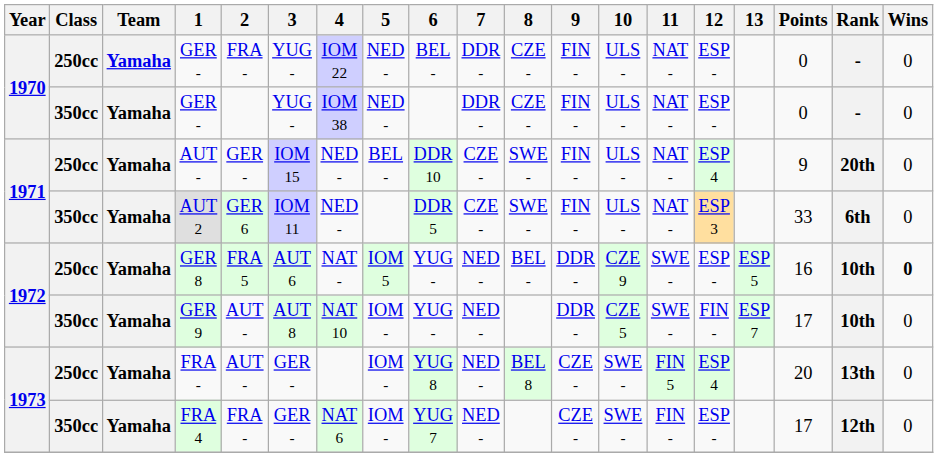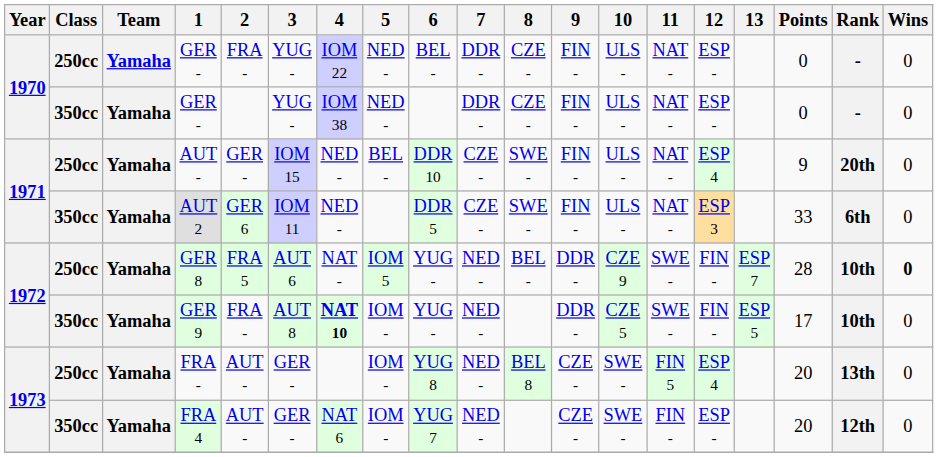(714, 269) ESP - -> (714, 269) FIN -
(754, 269) ESP 5 -> (754, 269) ESP 7
(803, 269) 16 -> (803, 269) 28
(245, 321) AUT - -> (245, 321) FRA -
(339, 321) normal -> (339, 321) bold
(754, 321) ESP 7 -> (754, 321) ESP 5
(245, 425) FRA - -> (245, 425) AUT -
(803, 425) 17 -> (803, 425) 20
